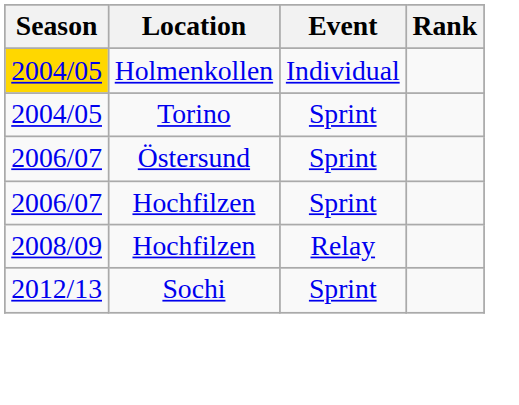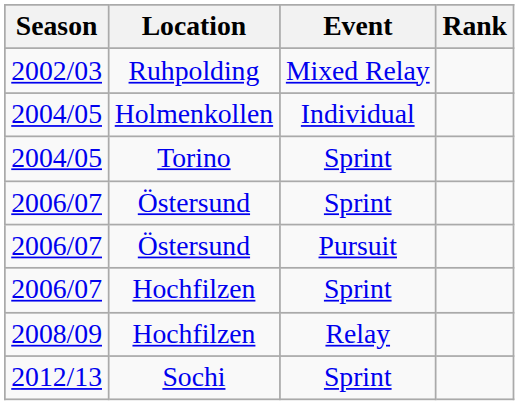+ row: (194, 70)
(57, 70) gold background -> (57, 114) no background
+ row: (194, 245)
